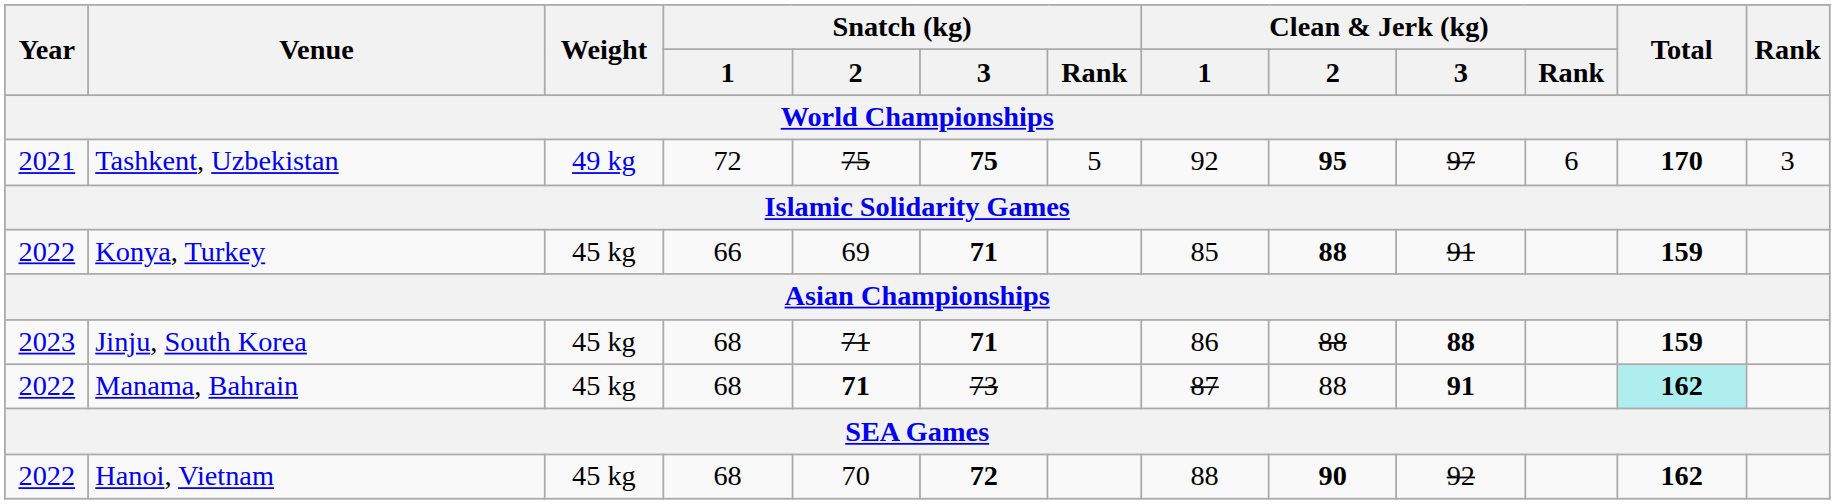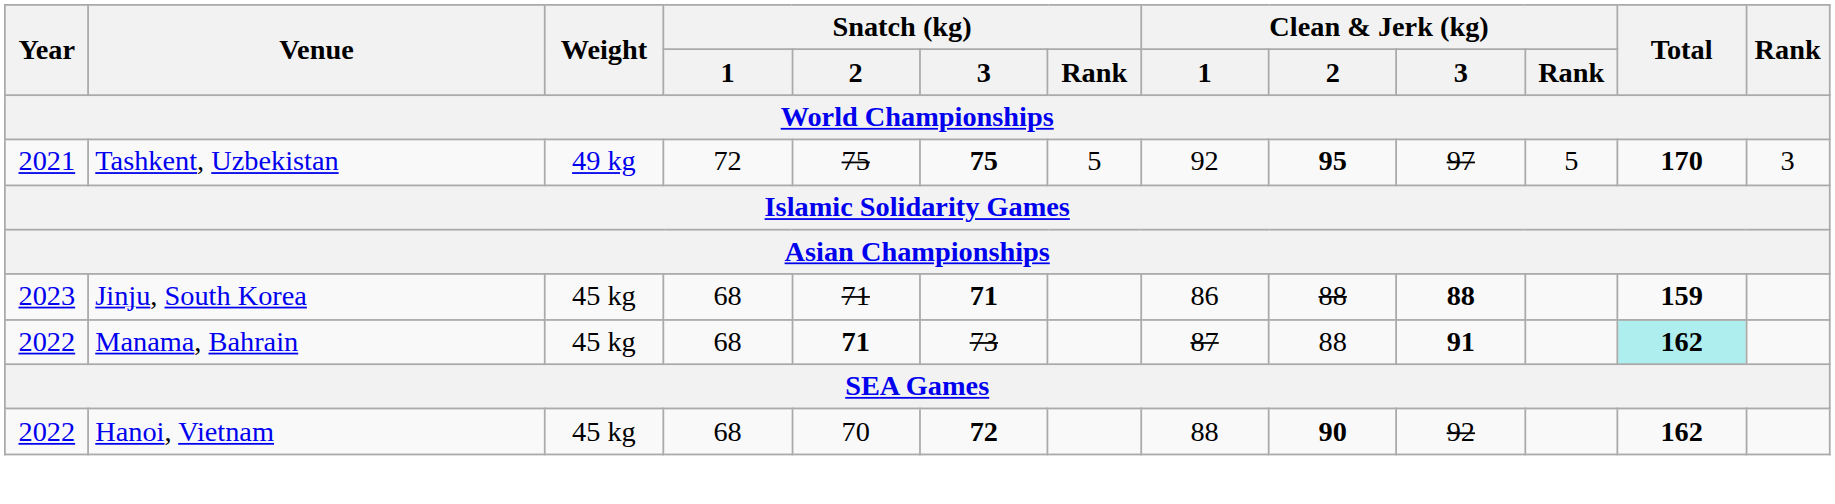(1571, 161) 6 -> (1571, 161) 5
- row: (180, 251)
